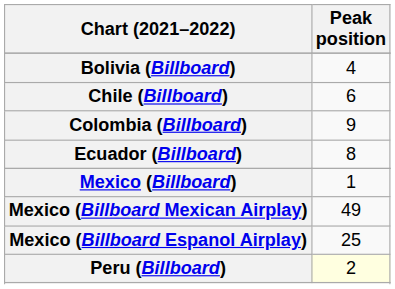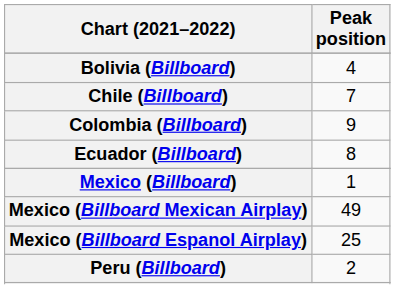(351, 96) 6 -> (351, 96) 7
(351, 268) lightyellow background -> (351, 268) no background
